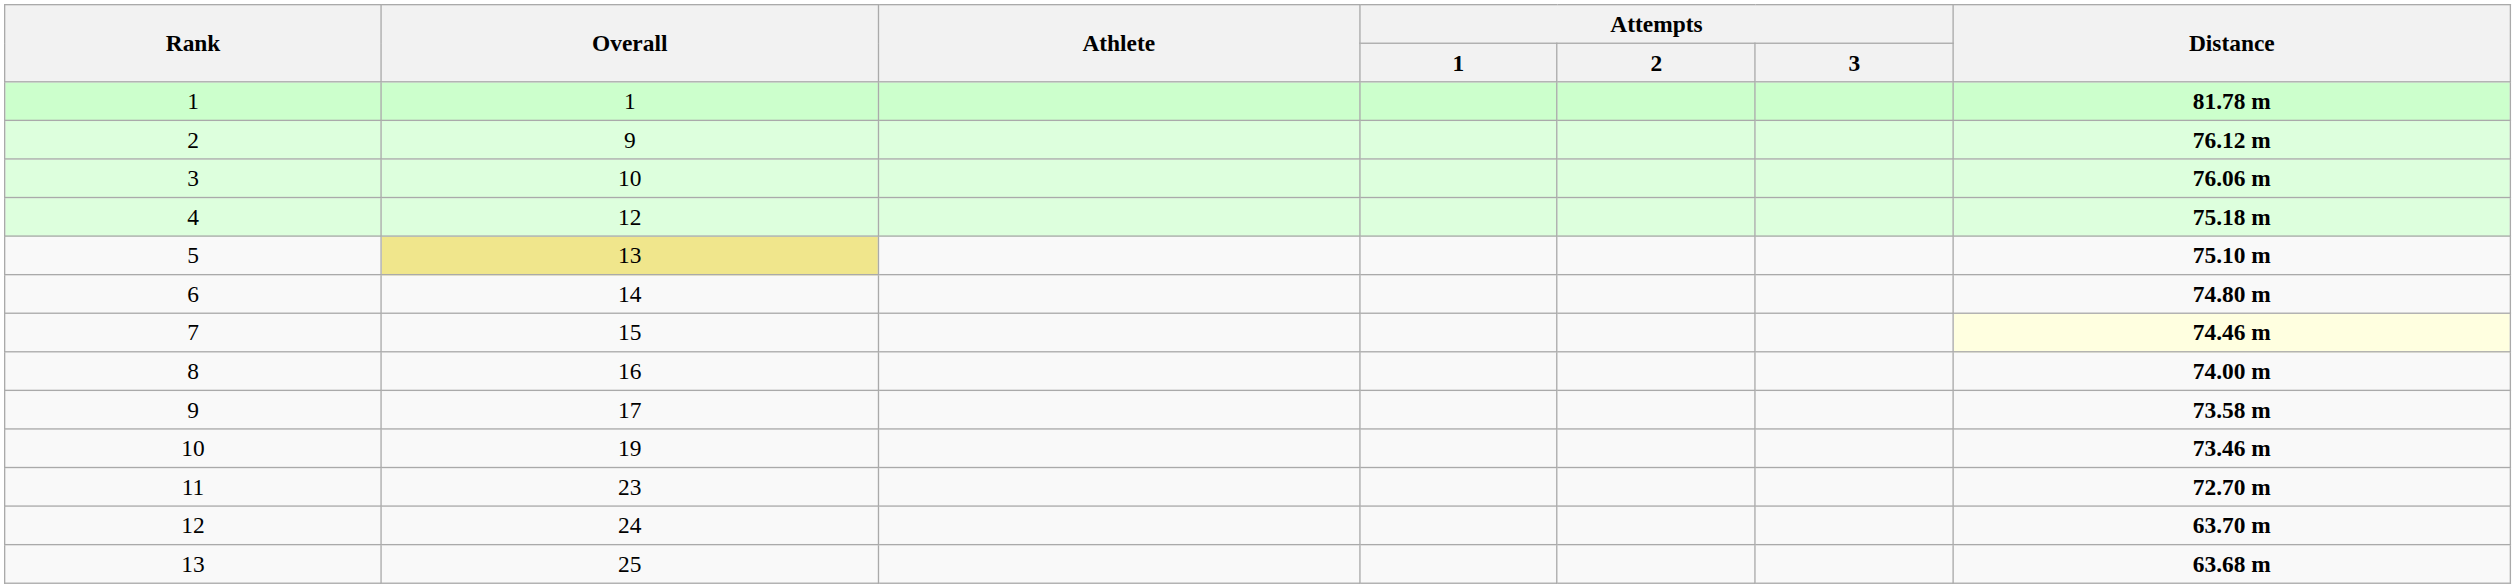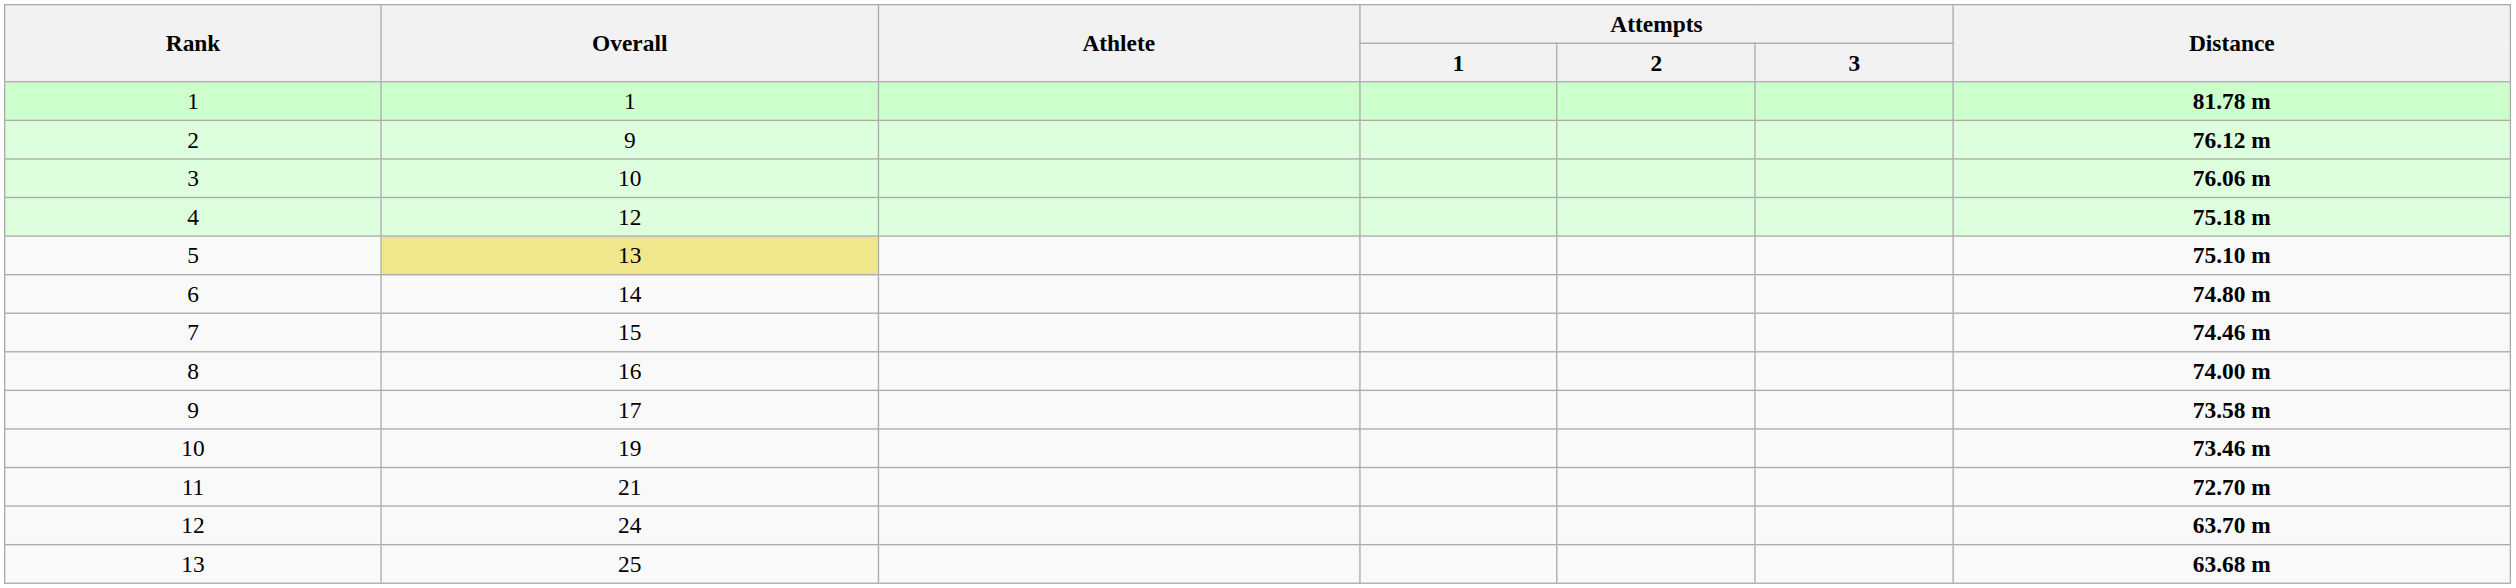(2232, 332) lightyellow background -> (2232, 332) no background
(630, 486) 23 -> (630, 486) 21
